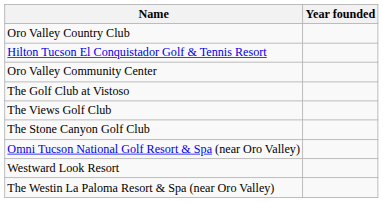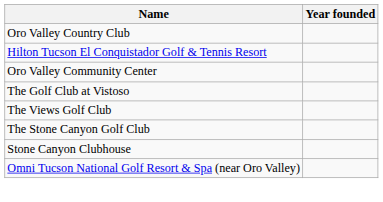+ row: (69, 149)
- row: (63, 168)
- row: (141, 187)
